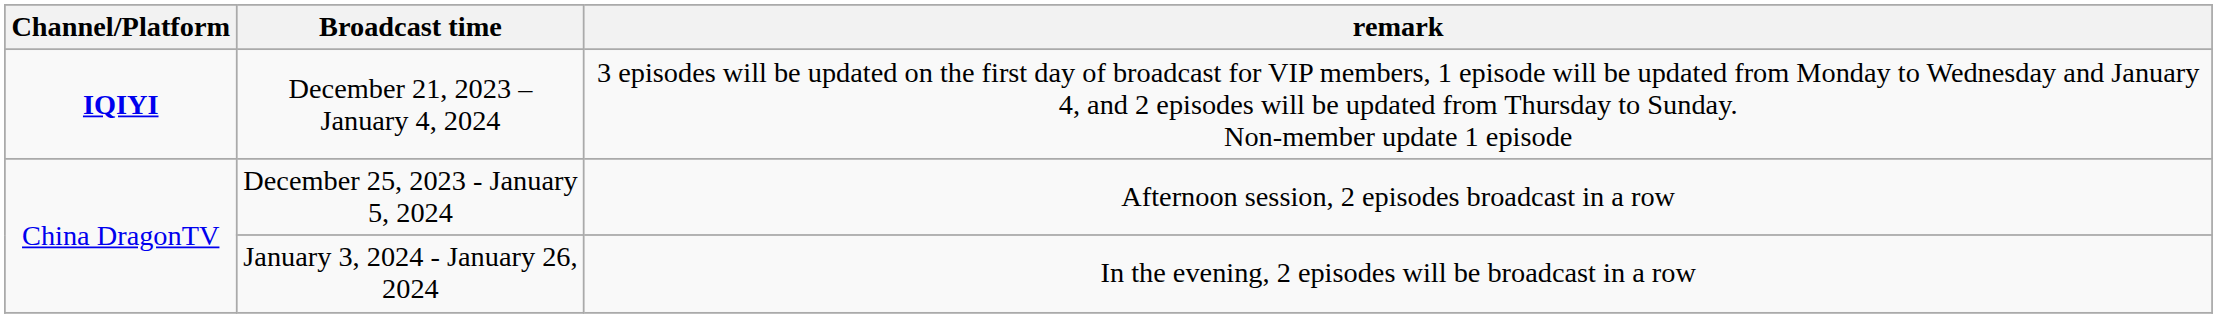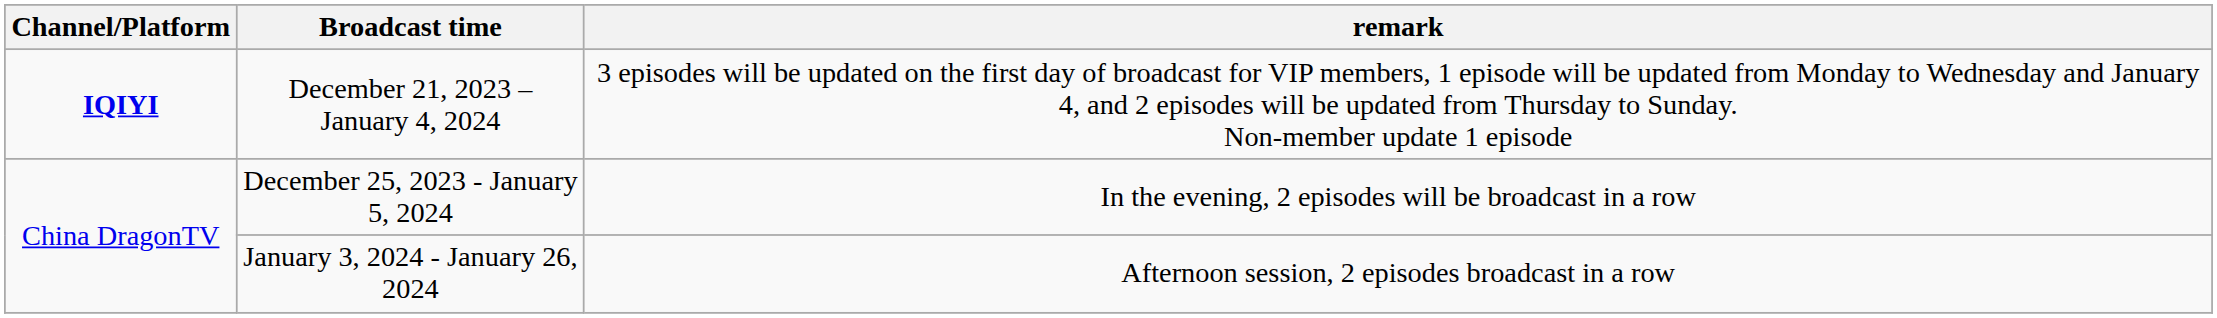(1398, 196) Afternoon session, 2 episodes broadcast in a row -> (1398, 196) In the evening, 2 episodes will be broadcast in a row
(1398, 273) In the evening, 2 episodes will be broadcast in a row -> (1398, 273) Afternoon session, 2 episodes broadcast in a row
